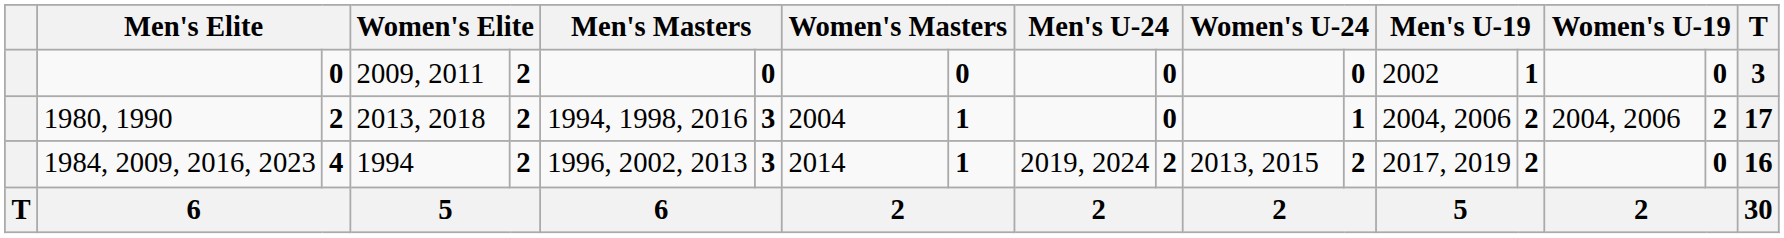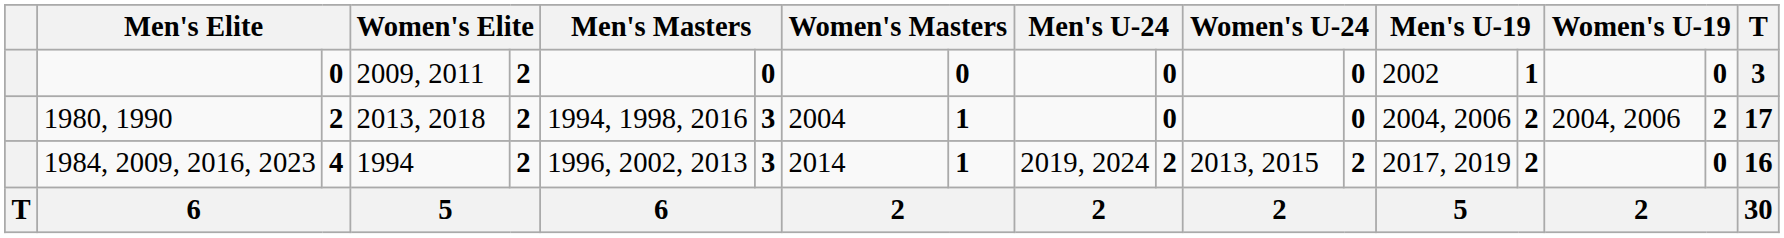(1358, 118) 1 -> (1358, 118) 0
